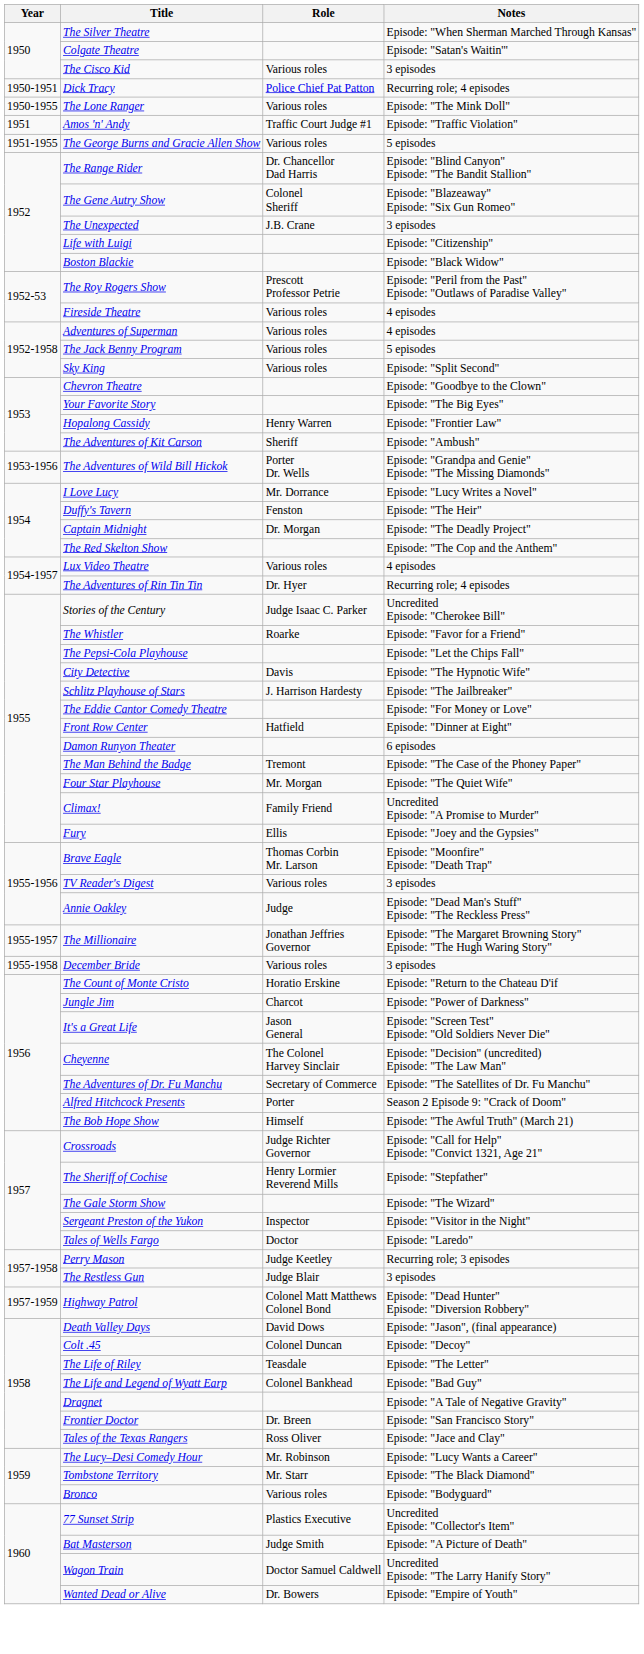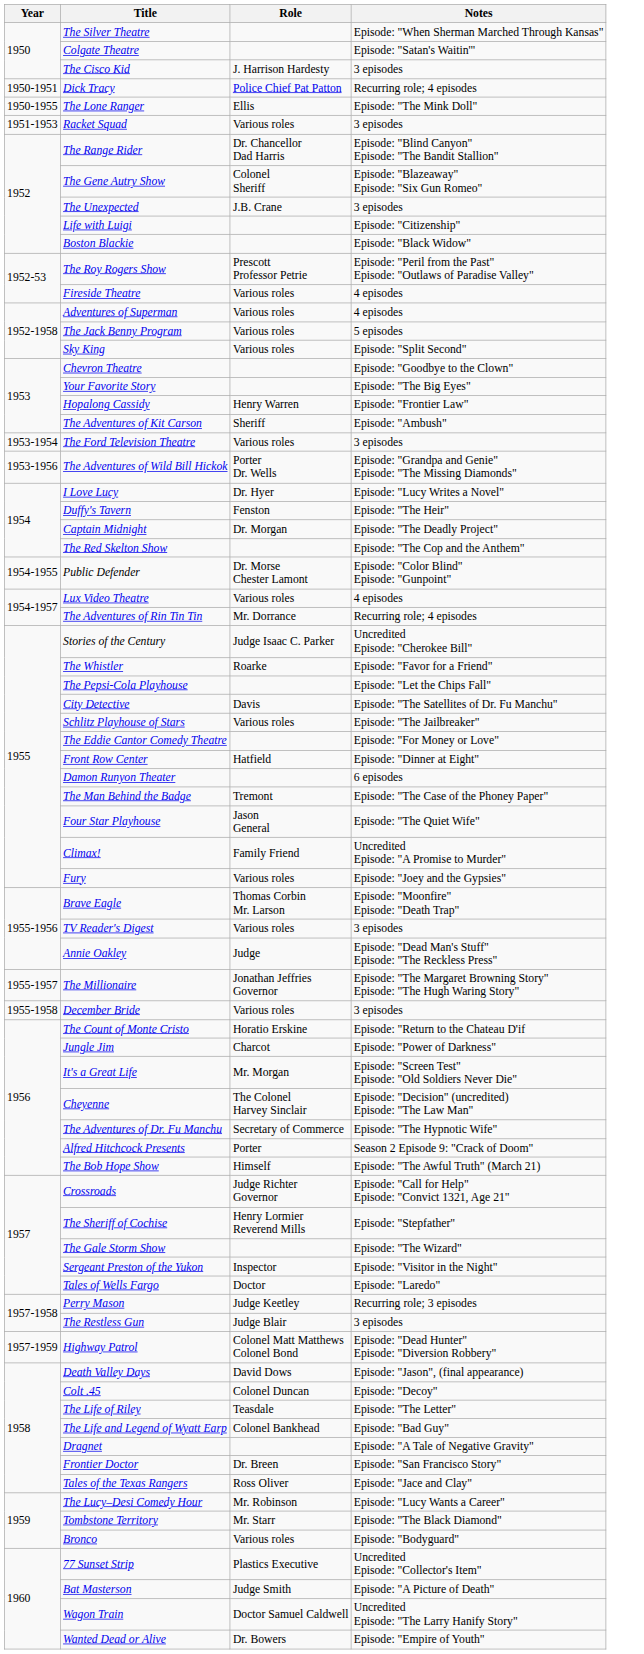(296, 69) Various roles -> (281, 69) J. Harrison Hardesty
(296, 106) Various roles -> (244, 106) Ellis
- row: (96, 124)
+ row: (95, 124)
- row: (162, 143)
+ row: (129, 442)
(297, 492) Mr. Dorrance -> (253, 492) Dr. Hyer
+ row: (101, 573)
(286, 584) Dr. Hyer -> (264, 616) Mr. Dorrance
(458, 672) Episode: "The Hypnotic Wife" -> (456, 703) Episode: "The Satellites of Dr. Fu Manchu"
(314, 690) J. Harrison Hardesty -> (264, 722) Various roles
(294, 783) Mr. Morgan -> (251, 821) Jason General
(276, 833) Ellis -> (264, 878) Various roles
(284, 1027) Jason General -> (261, 1072) Mr. Morgan
(488, 1084) Episode: "The Satellites of Dr. Fu Manchu" -> (425, 1129) Episode: "The Hypnotic Wife"
